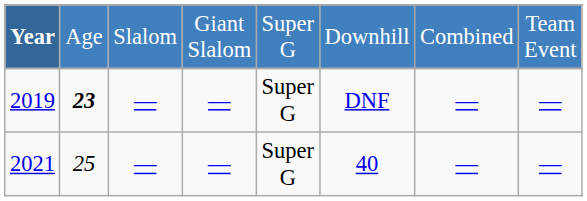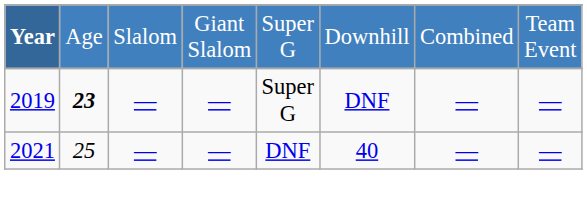(288, 164) Super G -> (288, 150) DNF
